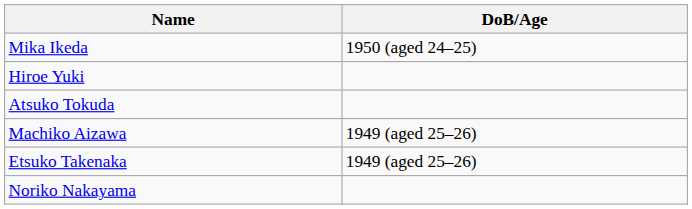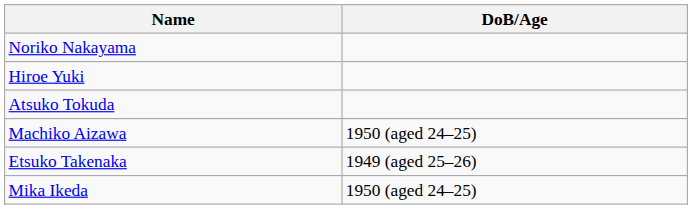rows swapped: (72, 190) <-> (48, 47)
(411, 133) 1949 (aged 25–26) -> (411, 133) 1950 (aged 24–25)
